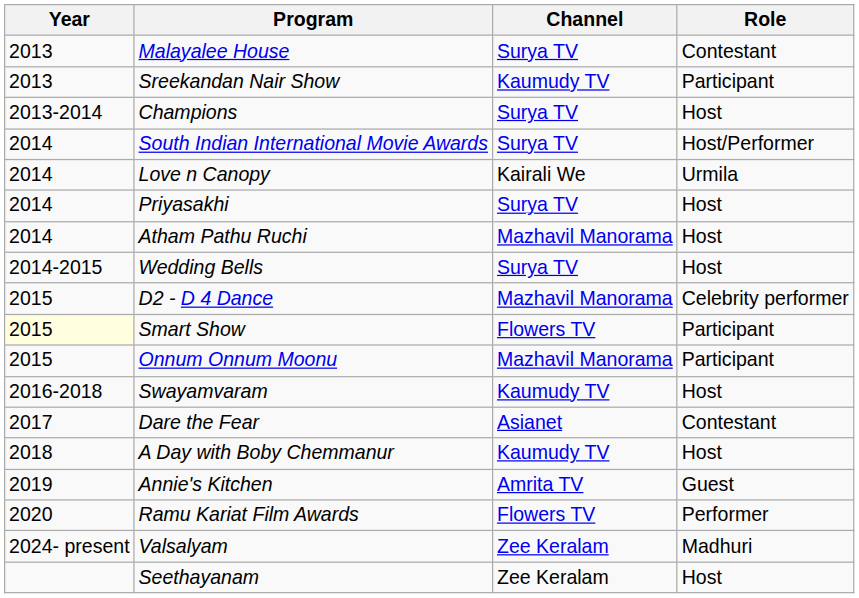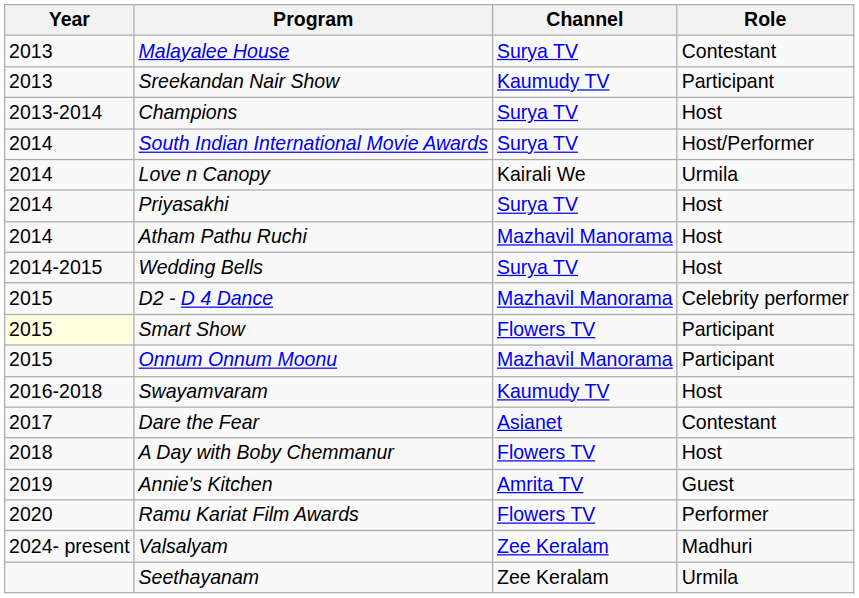(553, 453) Kaumudy TV -> (546, 453) Flowers TV
(702, 577) Host -> (710, 577) Urmila
